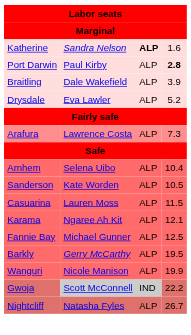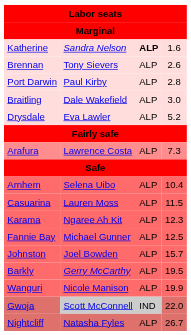+ row: (25, 65)
(174, 65) bold -> (174, 82) normal
(174, 82) 3.9 -> (174, 99) 3.0
- row: (30, 185)
(174, 219) 12.1 -> (174, 219) 12.3
+ row: (27, 254)
(174, 288) 22.2 -> (174, 305) 22.0
